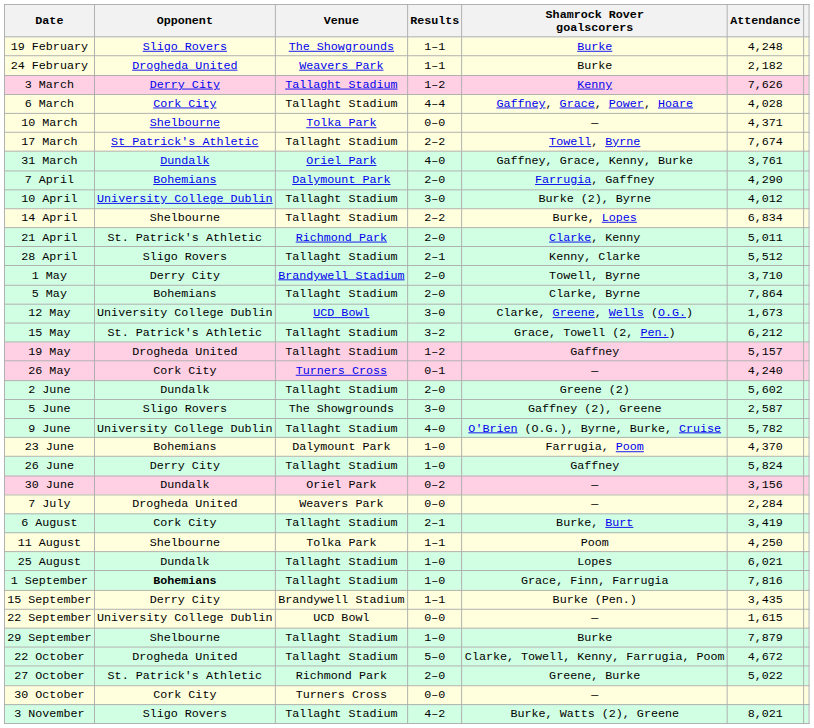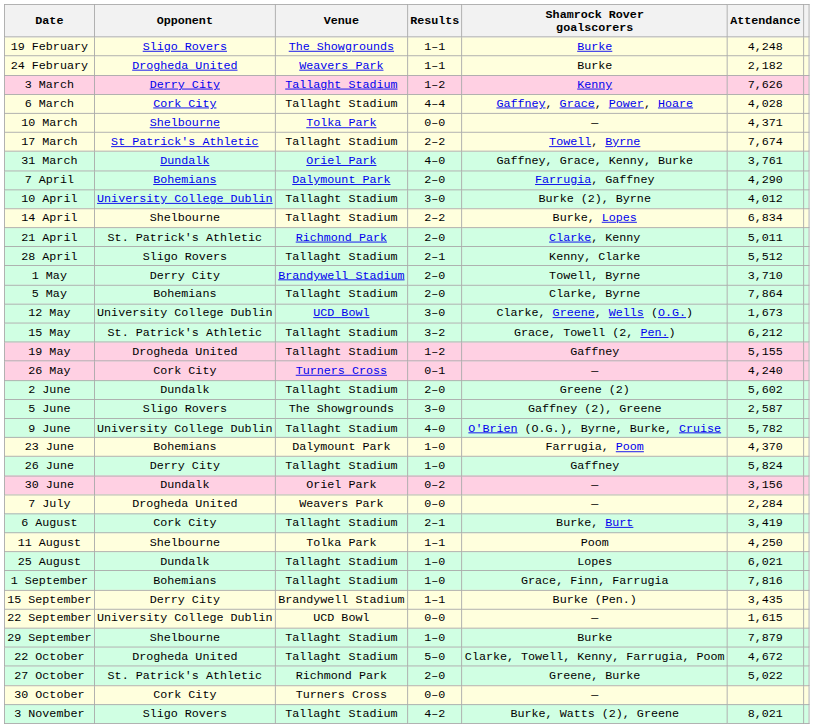(765, 352) 5,157 -> (765, 352) 5,155
(185, 580) bold -> (185, 580) normal
